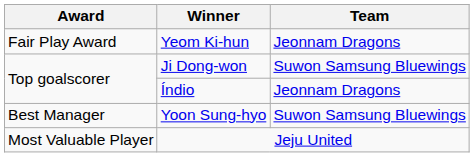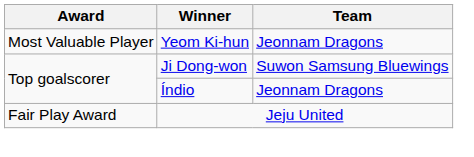(62, 41) Fair Play Award -> (81, 41) Most Valuable Player
- row: (214, 115)
(81, 139) Most Valuable Player -> (62, 115) Fair Play Award
